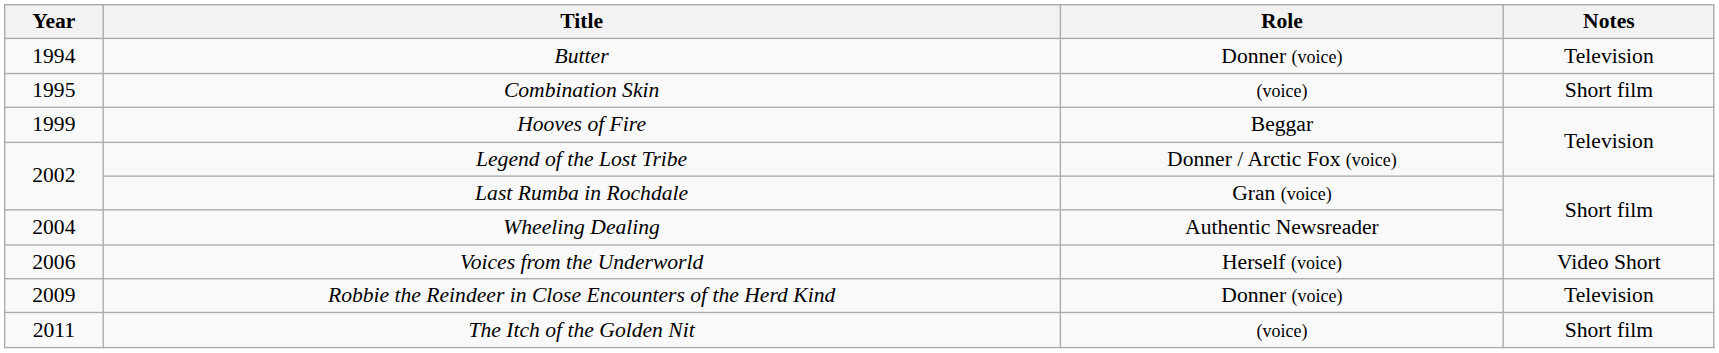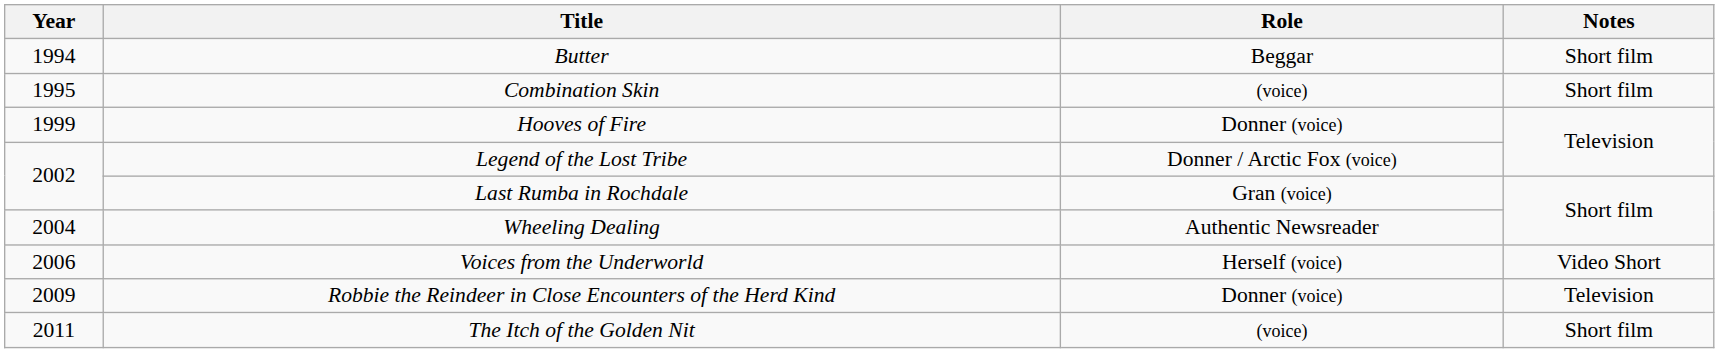(1282, 55) Donner (voice) -> (1282, 55) Beggar
(1609, 55) Television -> (1609, 55) Short film
(1282, 124) Beggar -> (1282, 124) Donner (voice)
